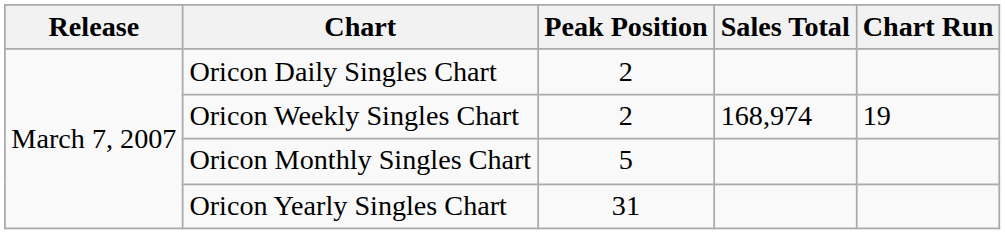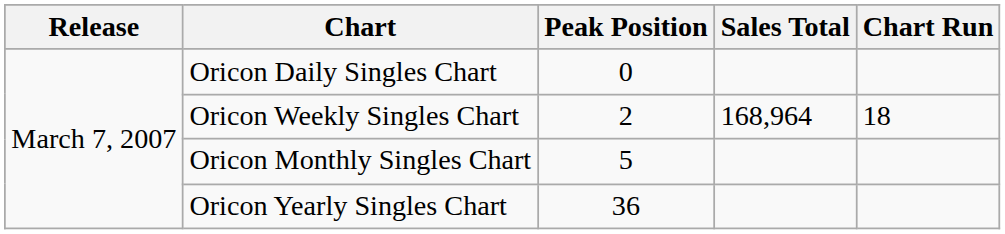(626, 71) 2 -> (626, 71) 0
(766, 116) 168,974 -> (766, 116) 168,964
(877, 116) 19 -> (877, 116) 18
(626, 205) 31 -> (626, 205) 36
